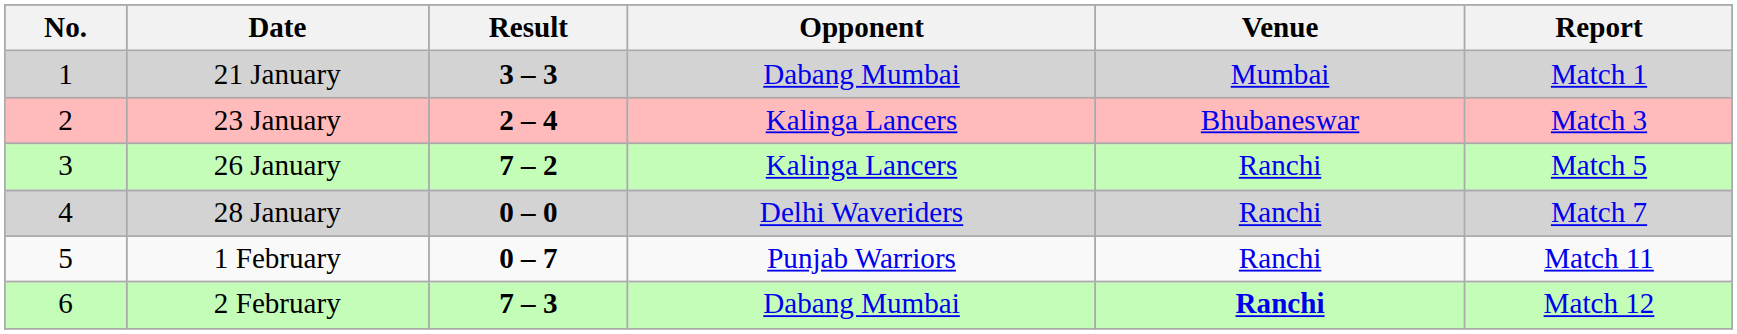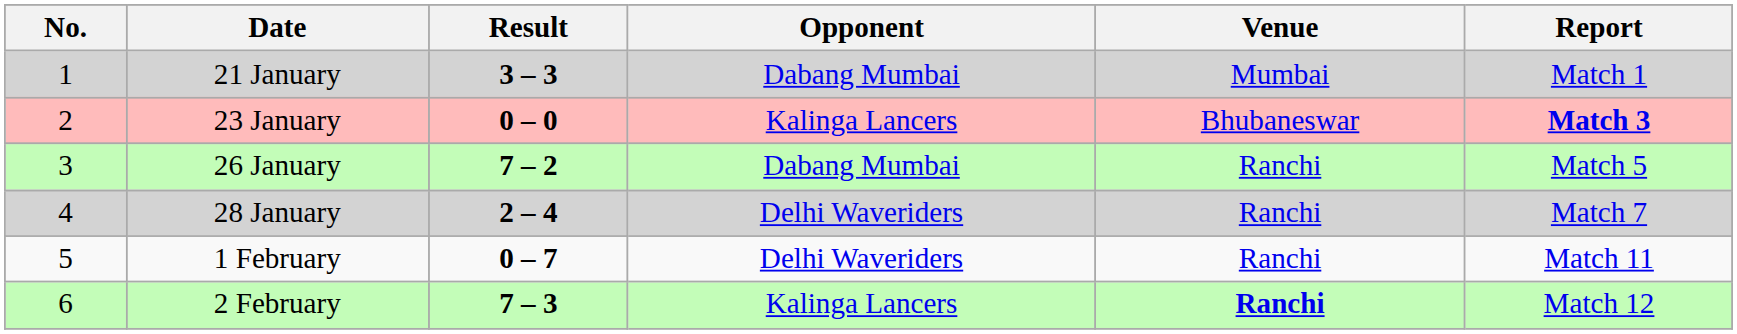(528, 119) 2 – 4 -> (528, 119) 0 – 0
(1599, 119) normal -> (1599, 119) bold
(862, 166) Kalinga Lancers -> (862, 166) Dabang Mumbai
(528, 212) 0 – 0 -> (528, 212) 2 – 4
(862, 258) Punjab Warriors -> (862, 258) Delhi Waveriders
(862, 304) Dabang Mumbai -> (862, 304) Kalinga Lancers
